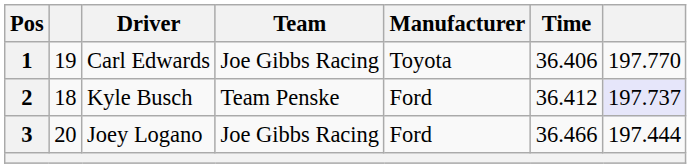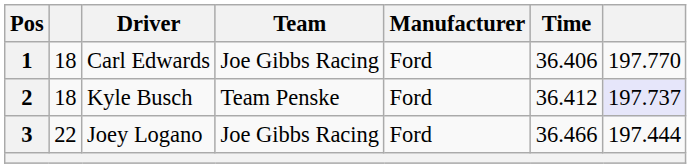(65, 60) 19 -> (65, 60) 18
(421, 60) Toyota -> (411, 60) Ford
(65, 134) 20 -> (65, 134) 22
